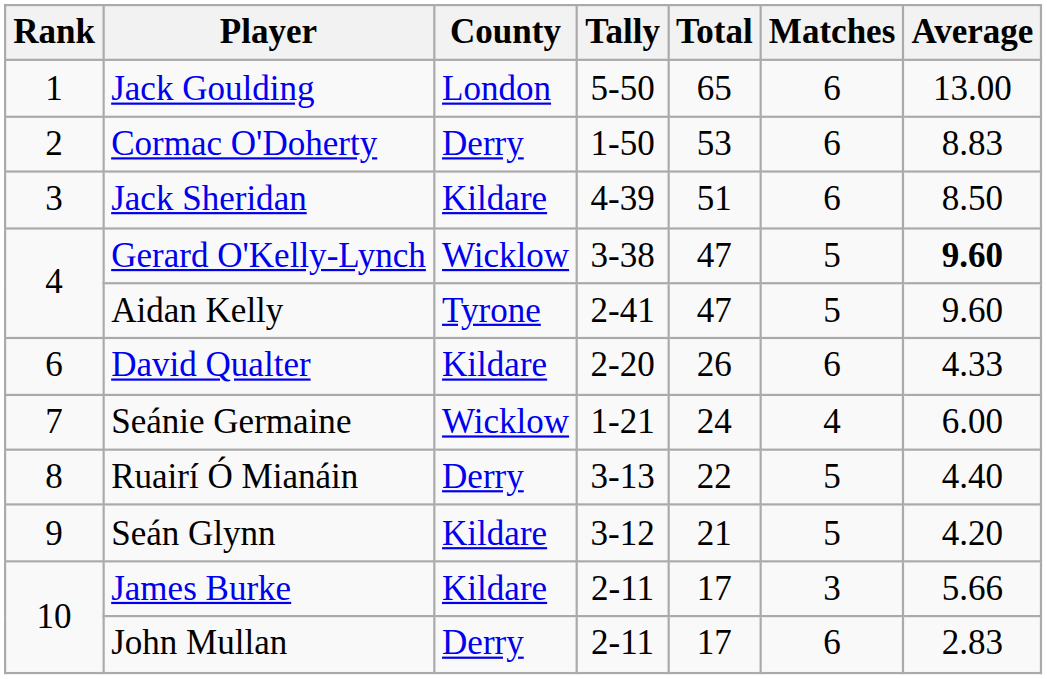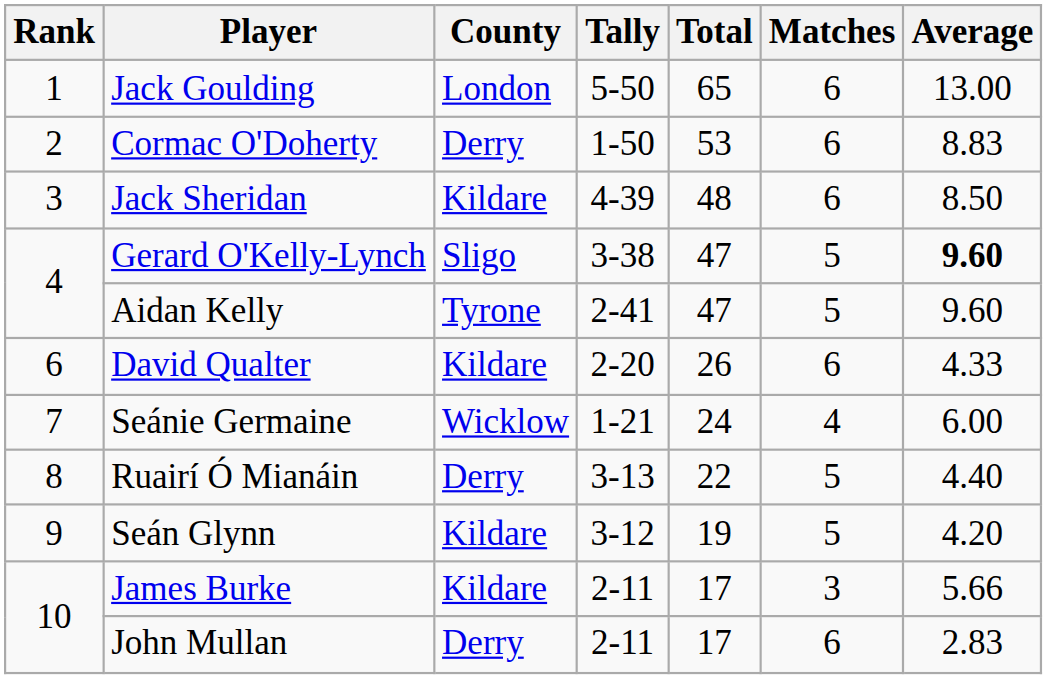(714, 198) 51 -> (714, 198) 48
(506, 254) Wicklow -> (479, 254) Sligo
(714, 532) 21 -> (714, 532) 19
